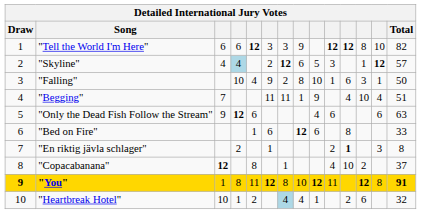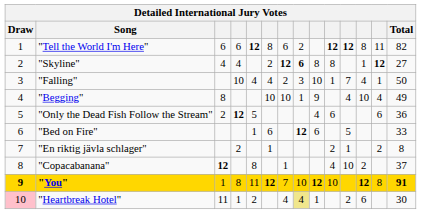(270, 47) 3 -> (270, 47) 8
(285, 47) 3 -> (285, 47) 6
(301, 47) 9 -> (301, 47) 2
(379, 47) 10 -> (379, 47) 11
(238, 64) lightblue background -> (238, 64) no background
(301, 64) normal -> (301, 64) bold
(317, 64) 5 -> (317, 64) 8
(332, 64) 3 -> (332, 64) 8
(401, 64) 57 -> (401, 64) 27
(270, 81) 9 -> (270, 81) 4
(301, 81) 8 -> (301, 81) 3
(348, 81) 6 -> (348, 81) 7
(364, 81) 3 -> (364, 81) 4
(223, 98) 7 -> (223, 98) 8
(270, 98) 11 -> (270, 98) 10
(285, 98) 11 -> (285, 98) 10
(401, 98) 51 -> (401, 98) 49
(223, 115) 9 -> (223, 115) 2
(254, 115) 6 -> (254, 115) 5
(401, 115) 63 -> (401, 115) 36
(348, 132) 8 -> (348, 132) 5
(348, 149) bold -> (348, 149) normal
(379, 149) 3 -> (379, 149) 2
(285, 183) 8 -> (285, 183) 7
(332, 183) 11 -> (332, 183) 10
(20, 200) no background -> (20, 200) pink background
(223, 200) 10 -> (223, 200) 11
(285, 200) lightblue background -> (285, 200) no background
(301, 200) no background -> (301, 200) khaki background
(401, 200) 32 -> (401, 200) 30
